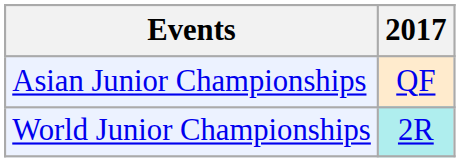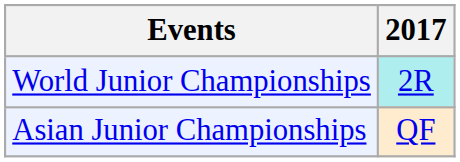rows swapped: (189, 80) <-> (192, 131)
